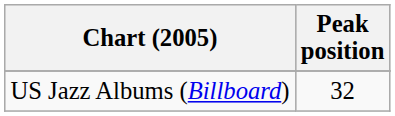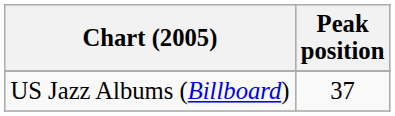(343, 90) 32 -> (343, 90) 37
